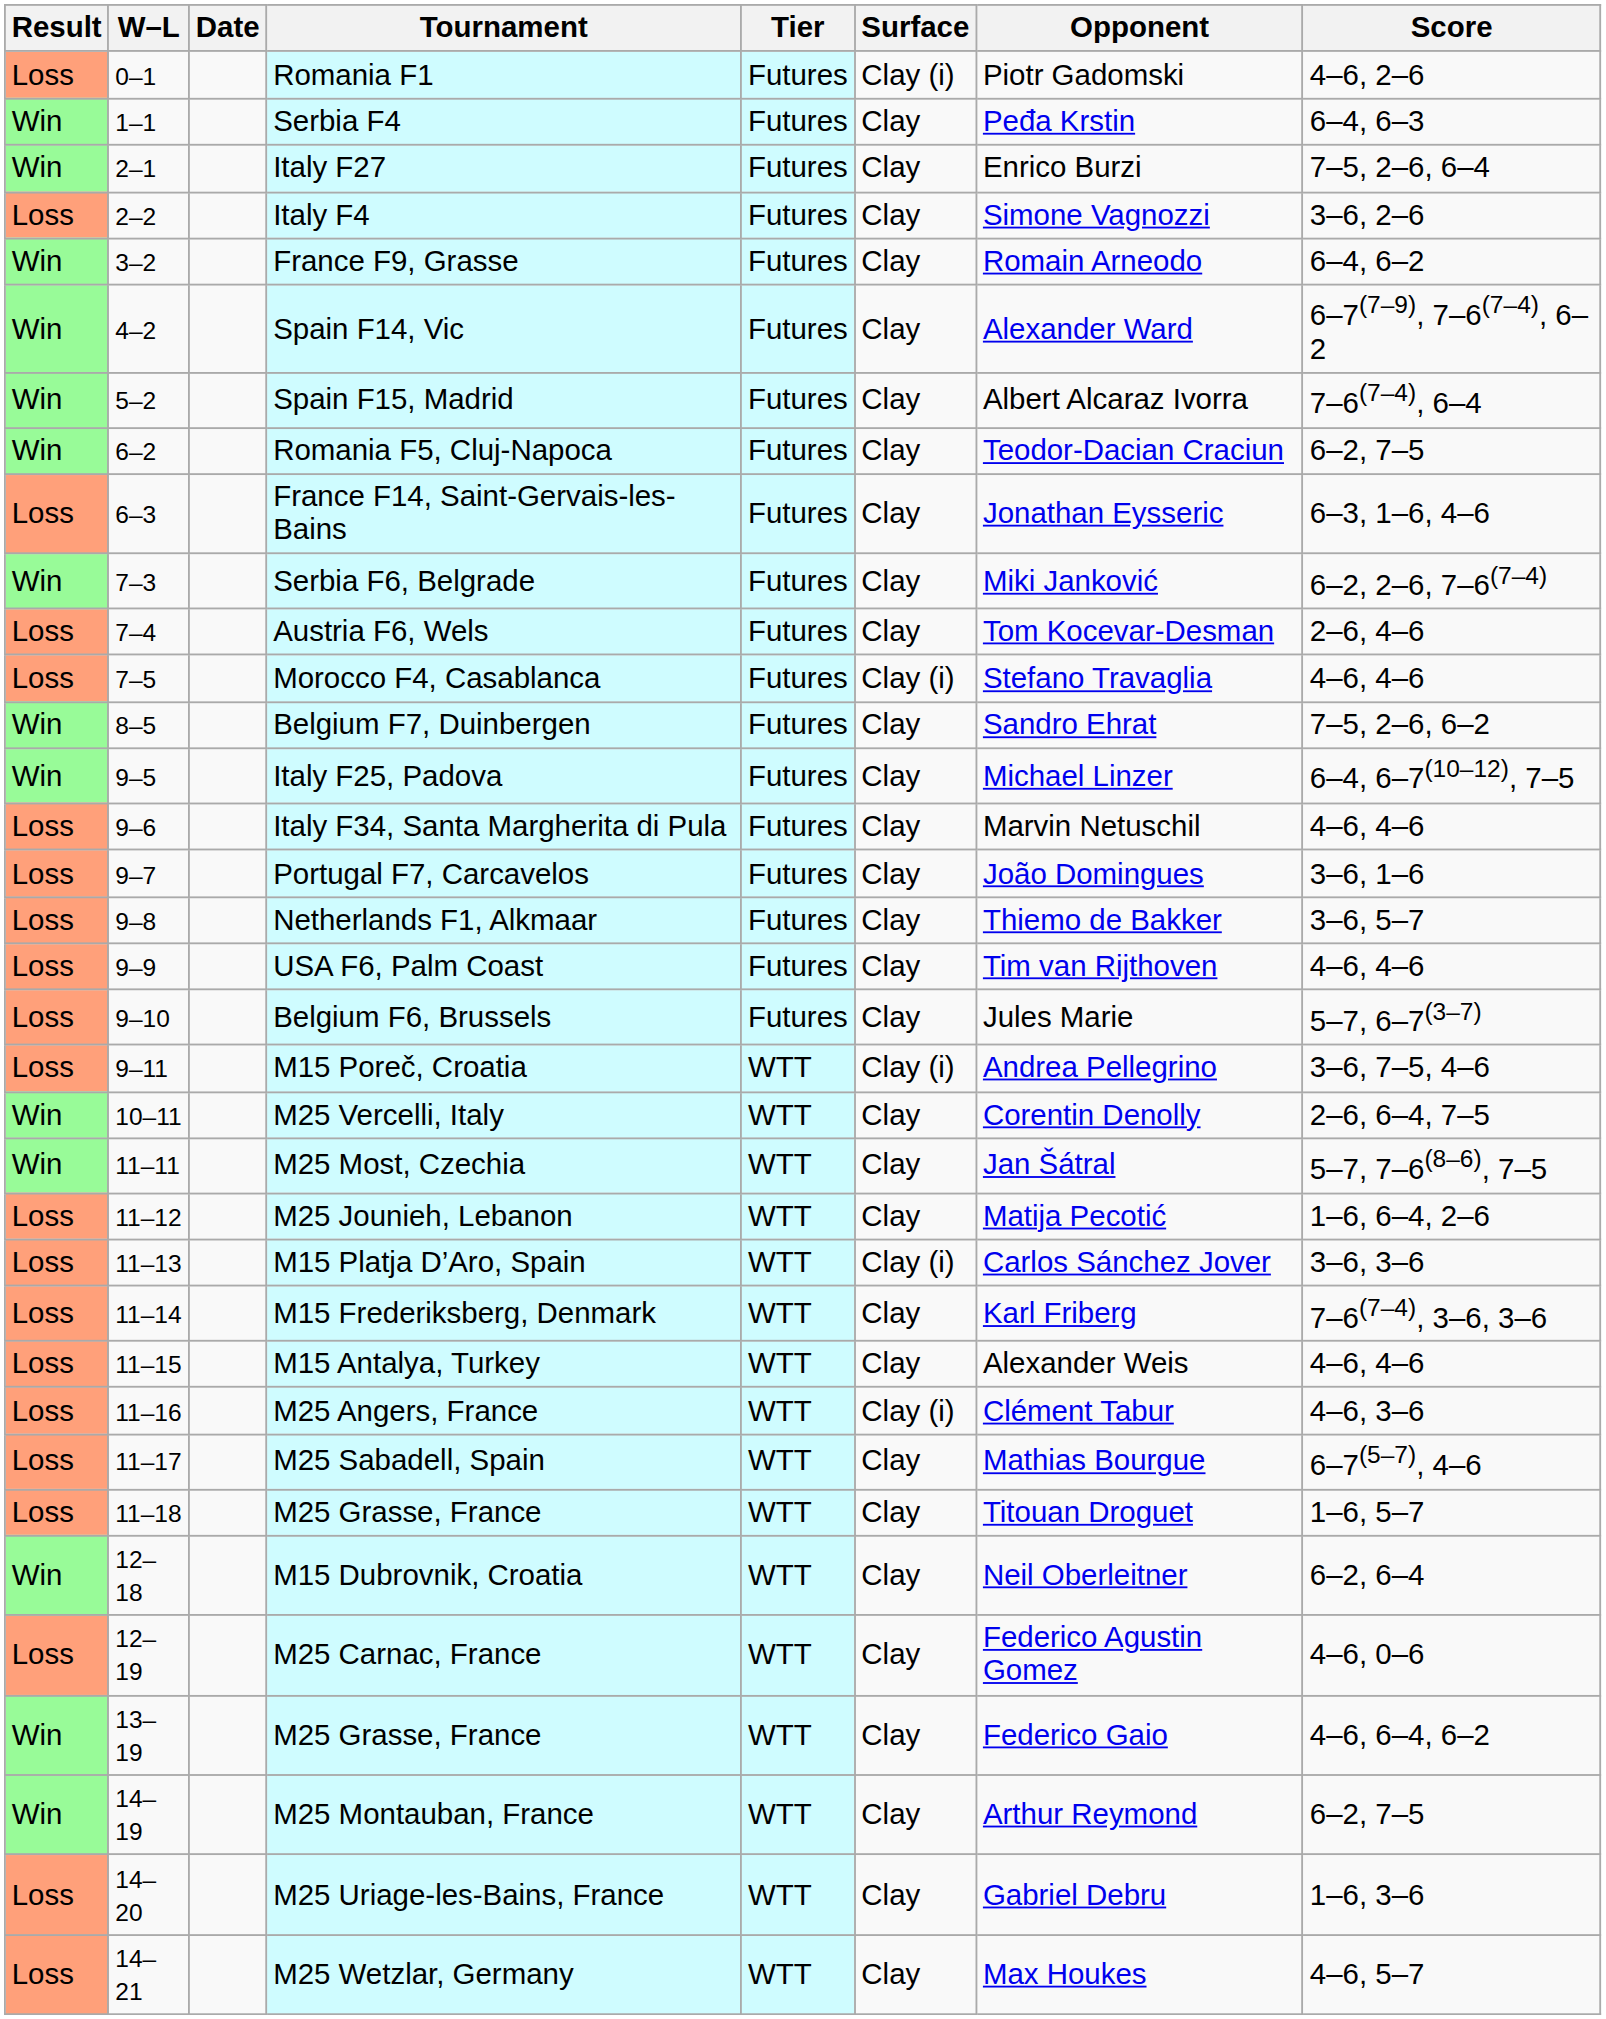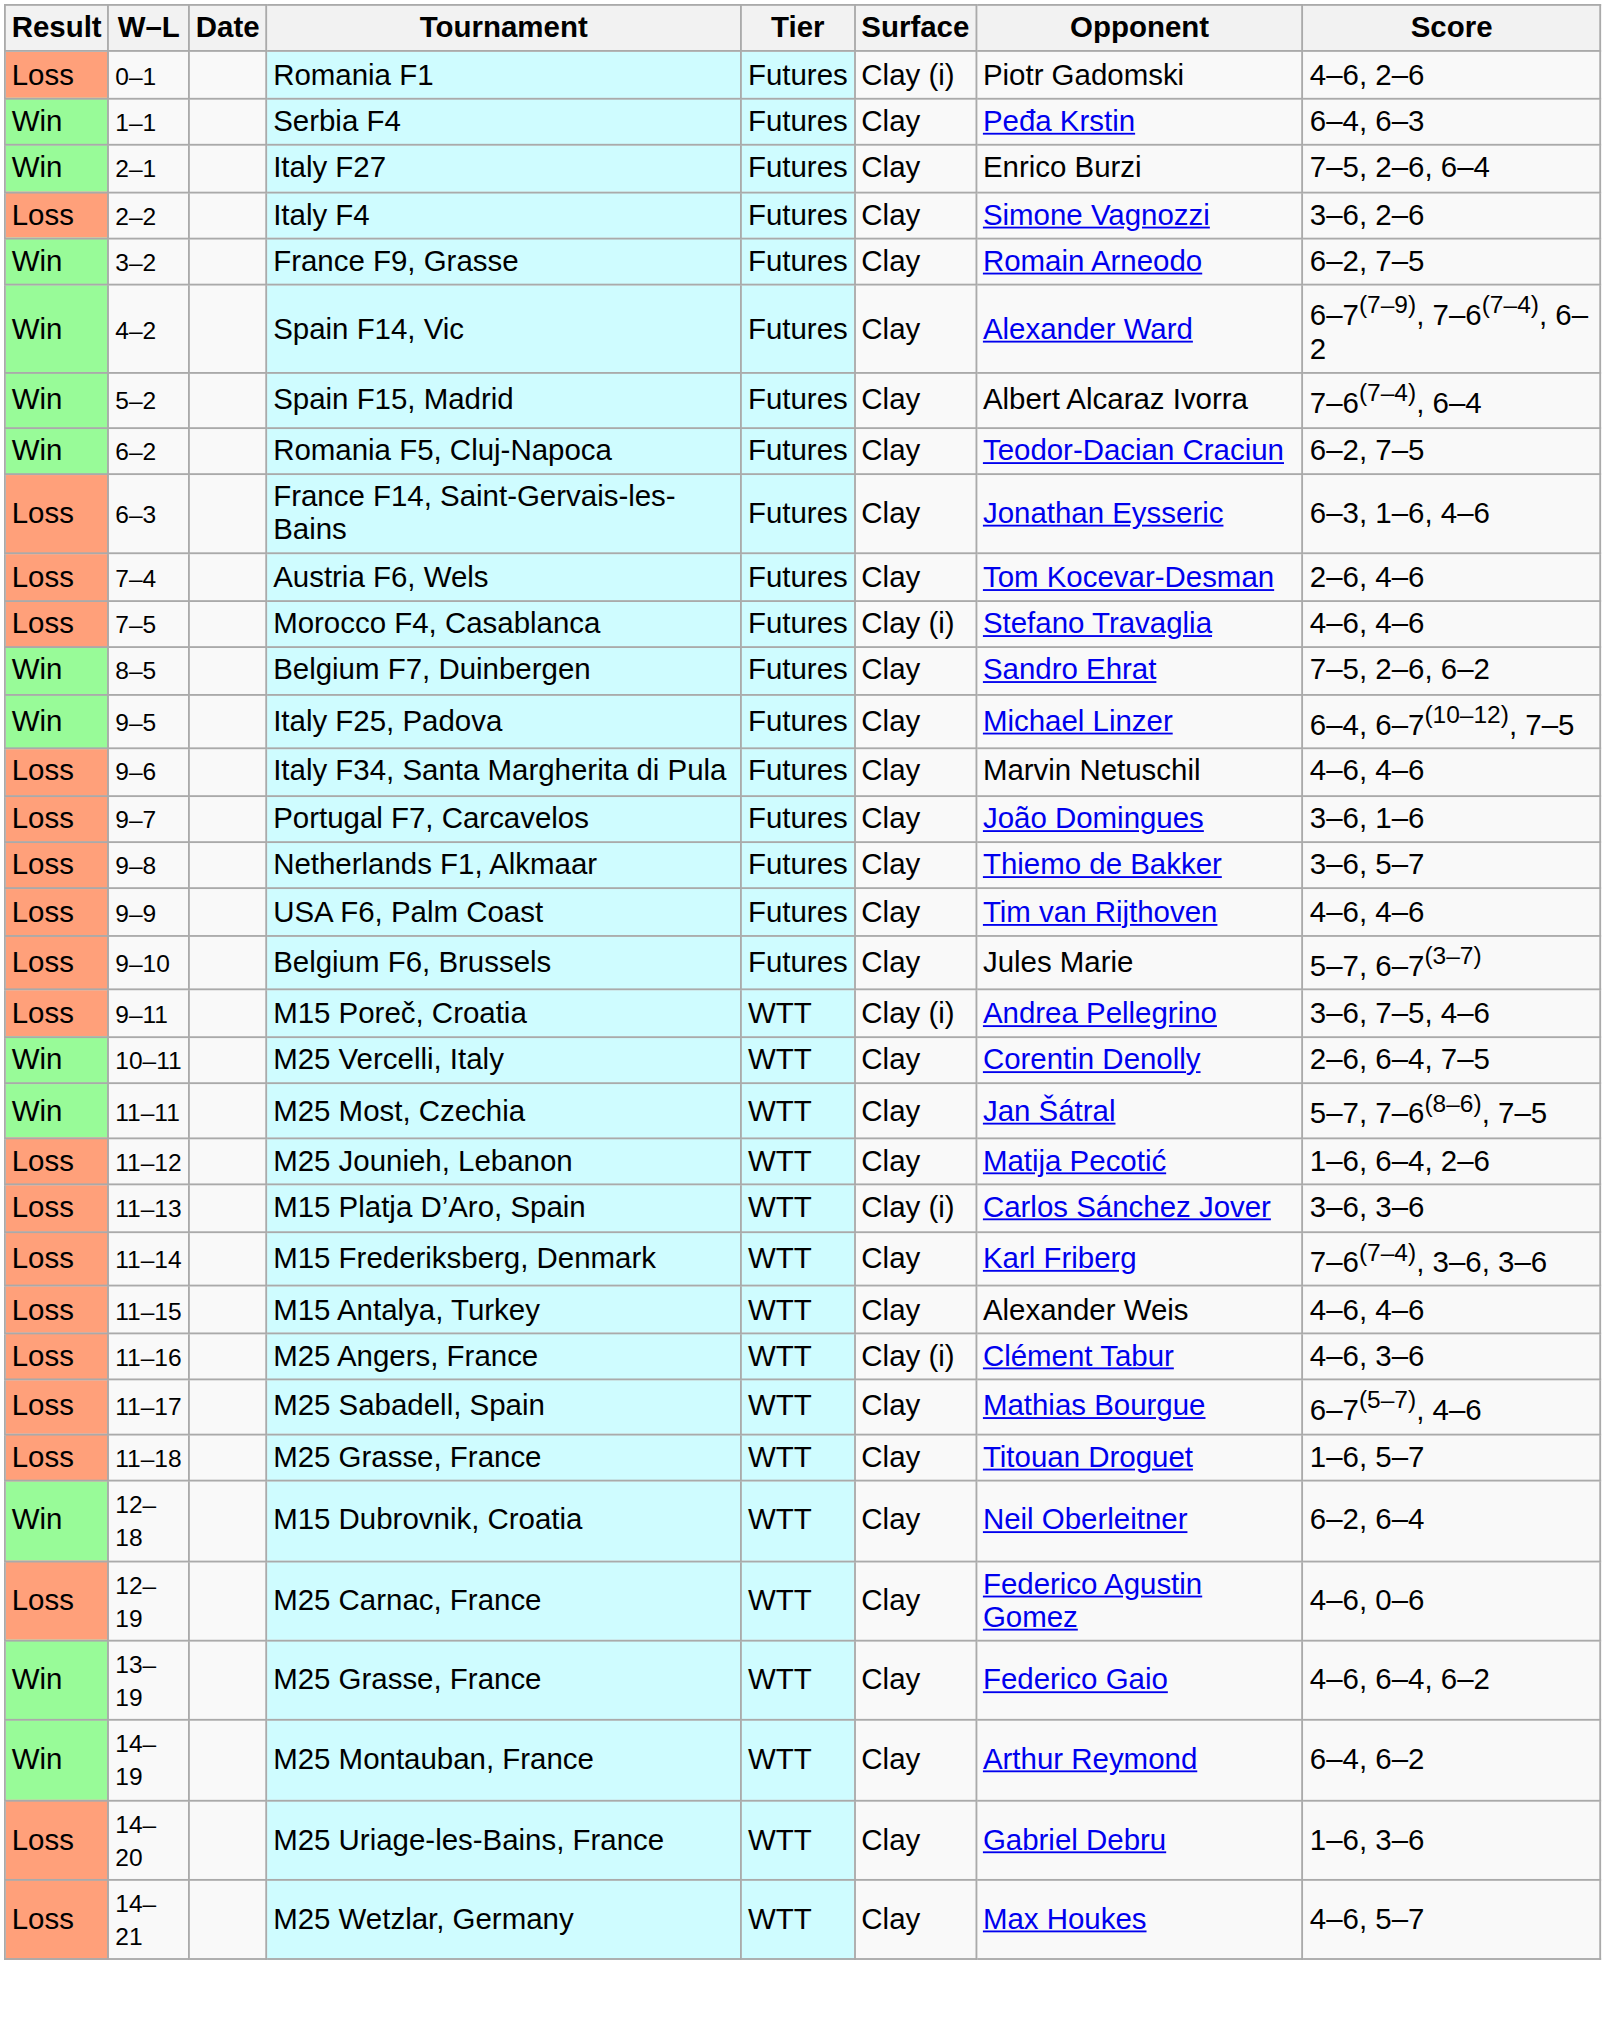(1367, 261) 6–4, 6–2 -> (1367, 261) 6–2, 7–5
- row: (136, 582)
(1367, 1814) 6–2, 7–5 -> (1367, 1759) 6–4, 6–2
